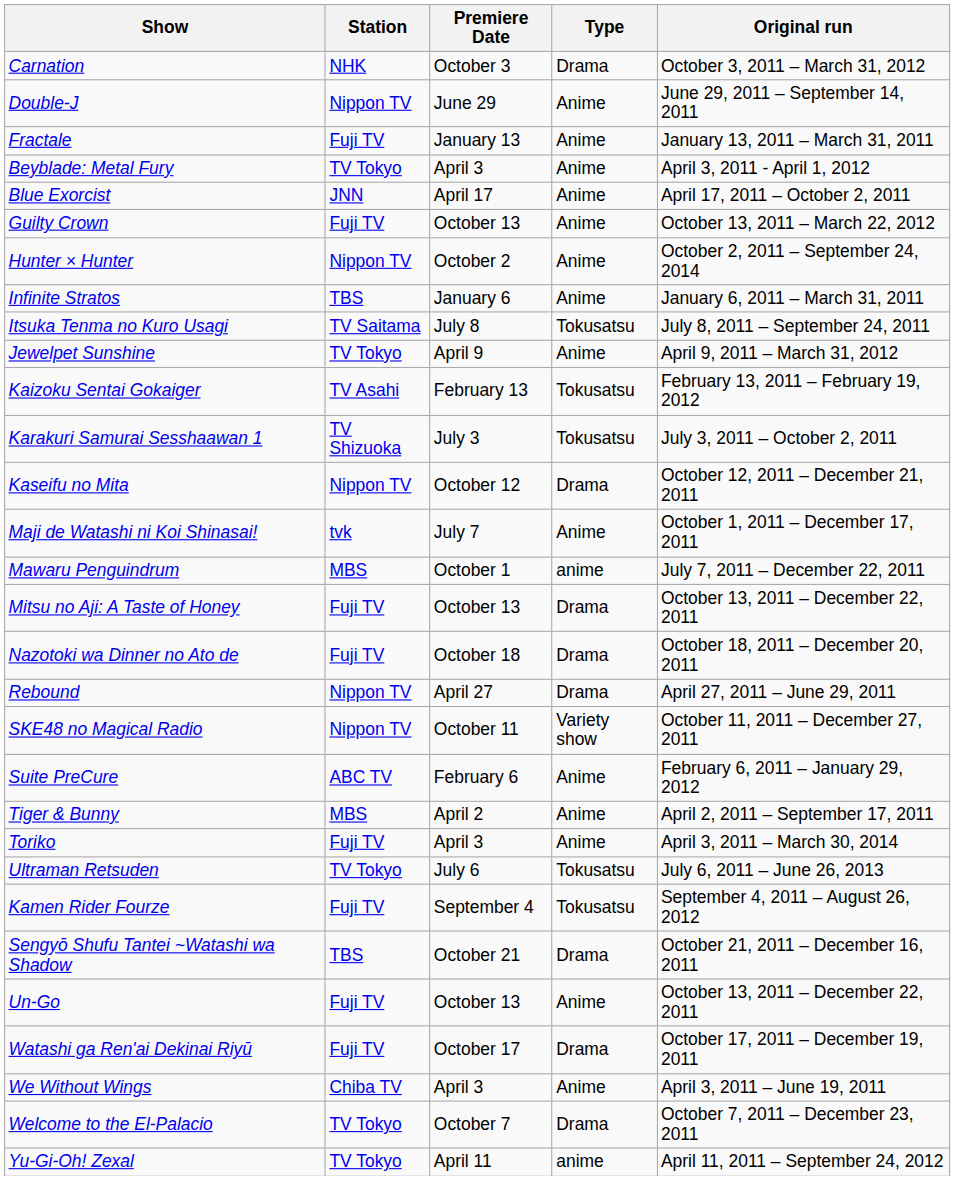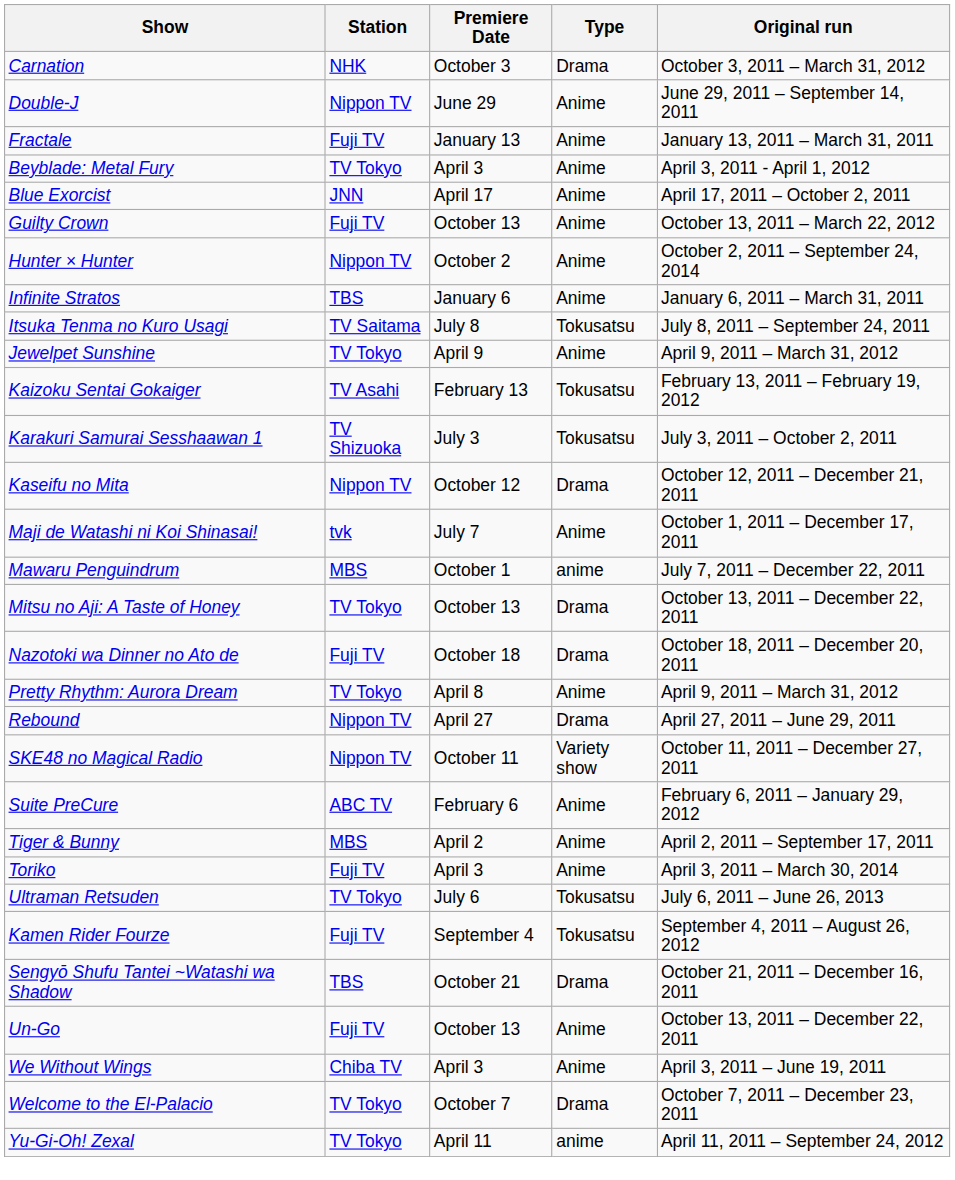(357, 608) Fuji TV -> (366, 608) TV Tokyo
+ row: (123, 692)
- row: (130, 1049)
